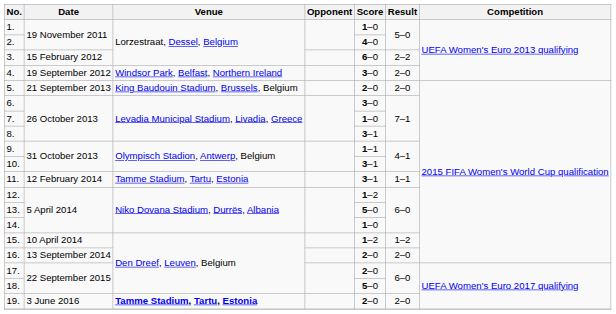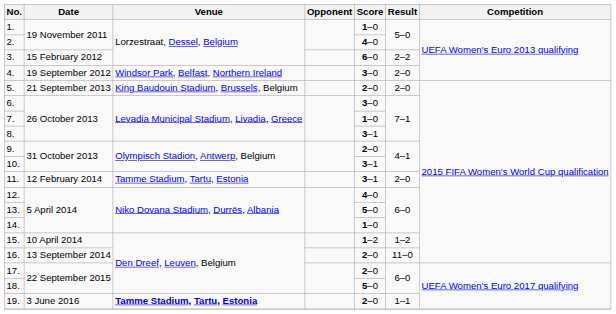(370, 149) 1–1 -> (370, 149) 2–0
(402, 179) 1–1 -> (402, 179) 2–0
(370, 194) 1–2 -> (370, 194) 4–0
(402, 255) 2–0 -> (402, 255) 11–0
(402, 301) 2–0 -> (402, 301) 1–1
